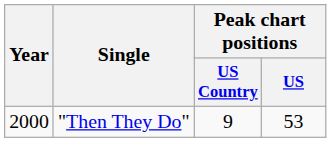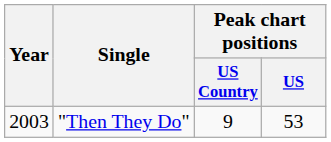(29, 121) 2000 -> (29, 121) 2003
